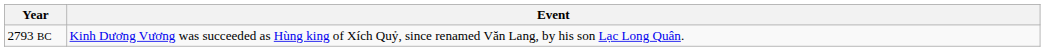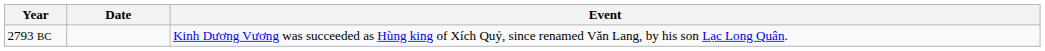+ column: (118, 14)
